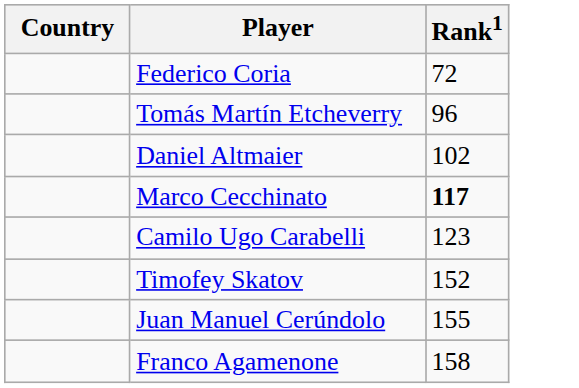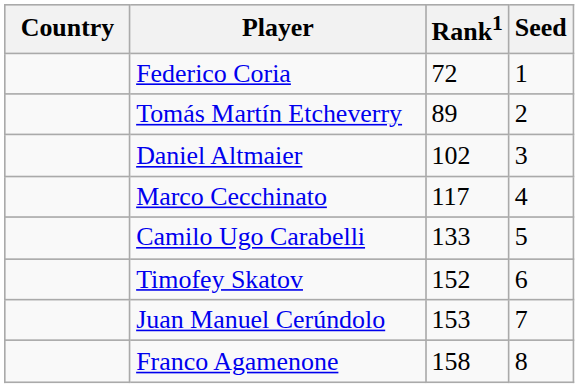+ column: (541, 28)
(445, 114) 96 -> (445, 114) 89
(450, 196) bold -> (451, 196) normal
(451, 237) 123 -> (451, 237) 133
(451, 319) 155 -> (451, 319) 153
